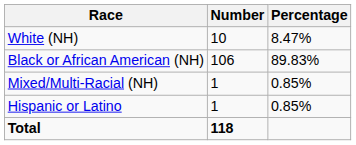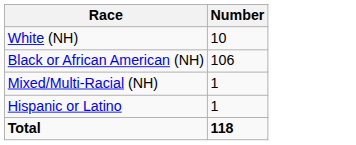- column: (309, 15)
